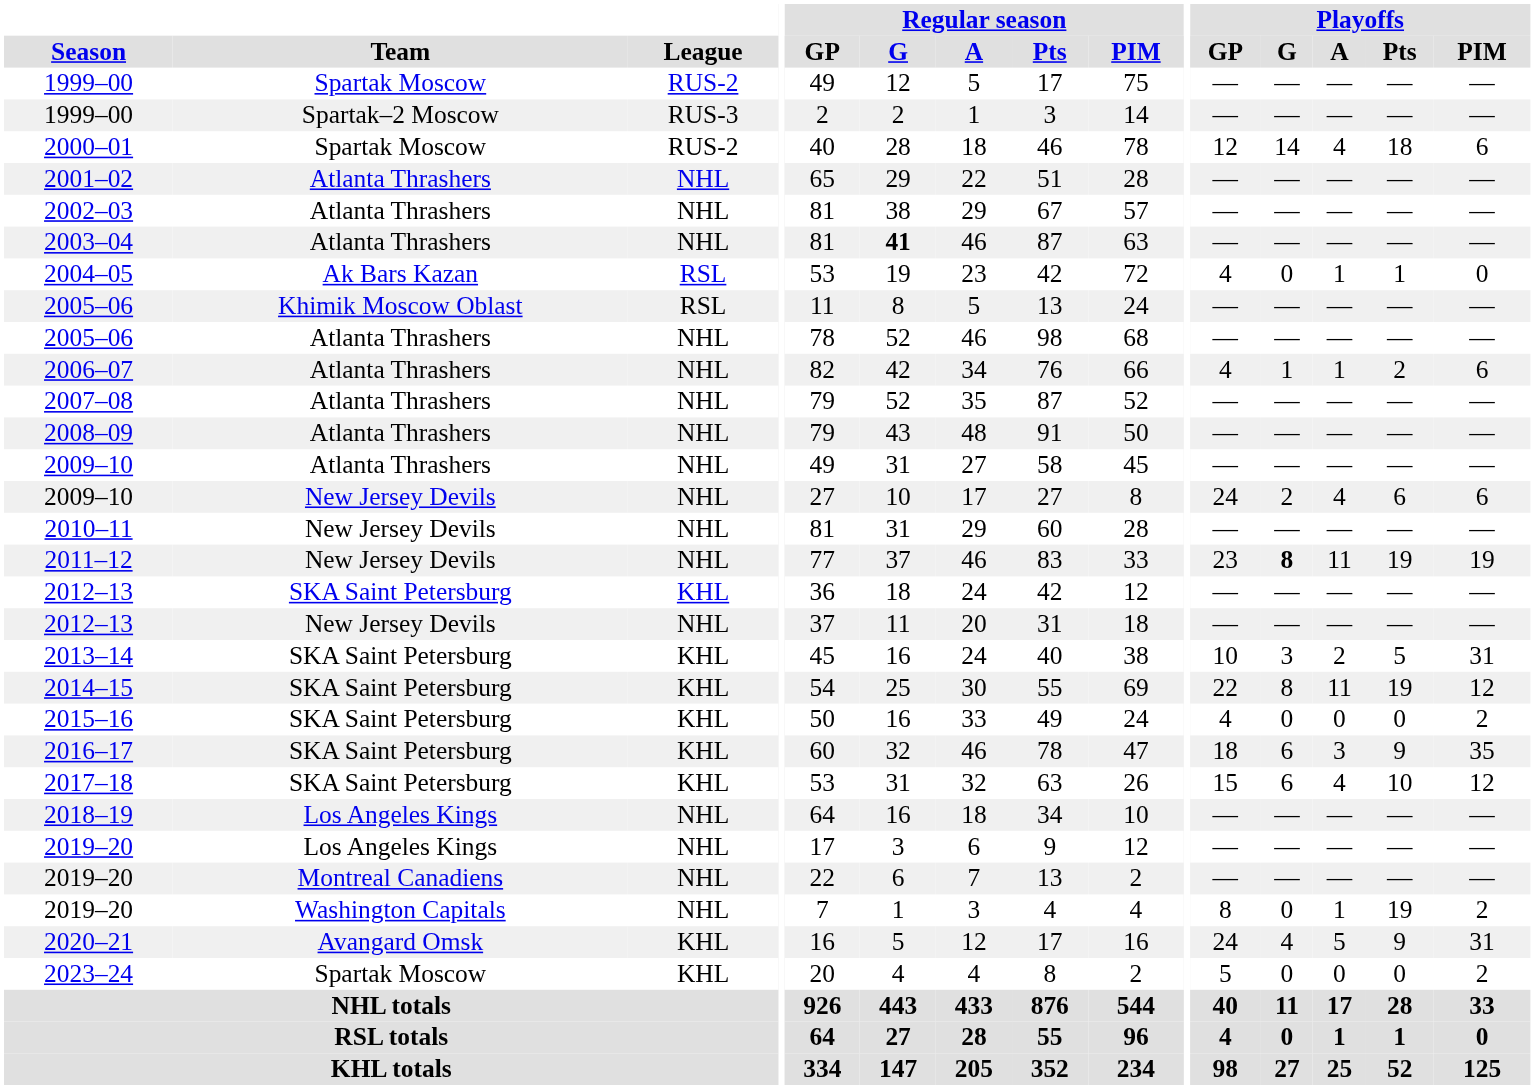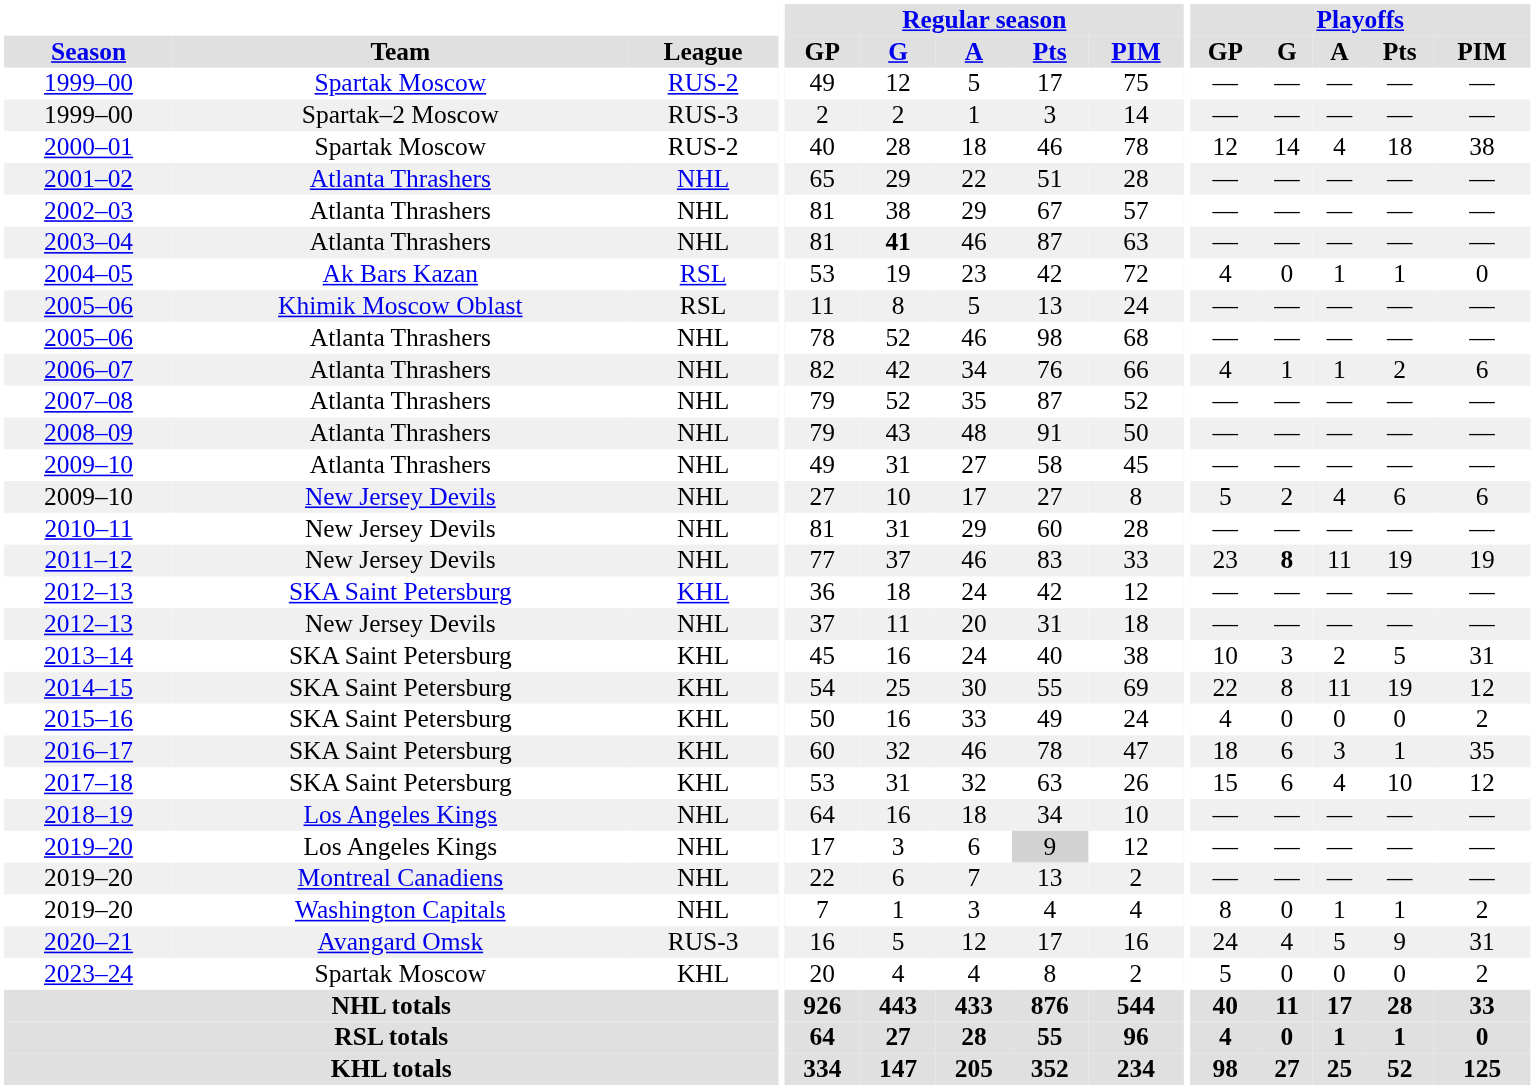(1482, 146) 6 -> (1482, 146) 38
(1225, 496) 24 -> (1225, 496) 5
(1400, 751) 9 -> (1400, 751) 1
(1050, 846) no background -> (1050, 846) lightgrey background
(1400, 910) 19 -> (1400, 910) 1
(703, 941) KHL -> (703, 941) RUS-3
